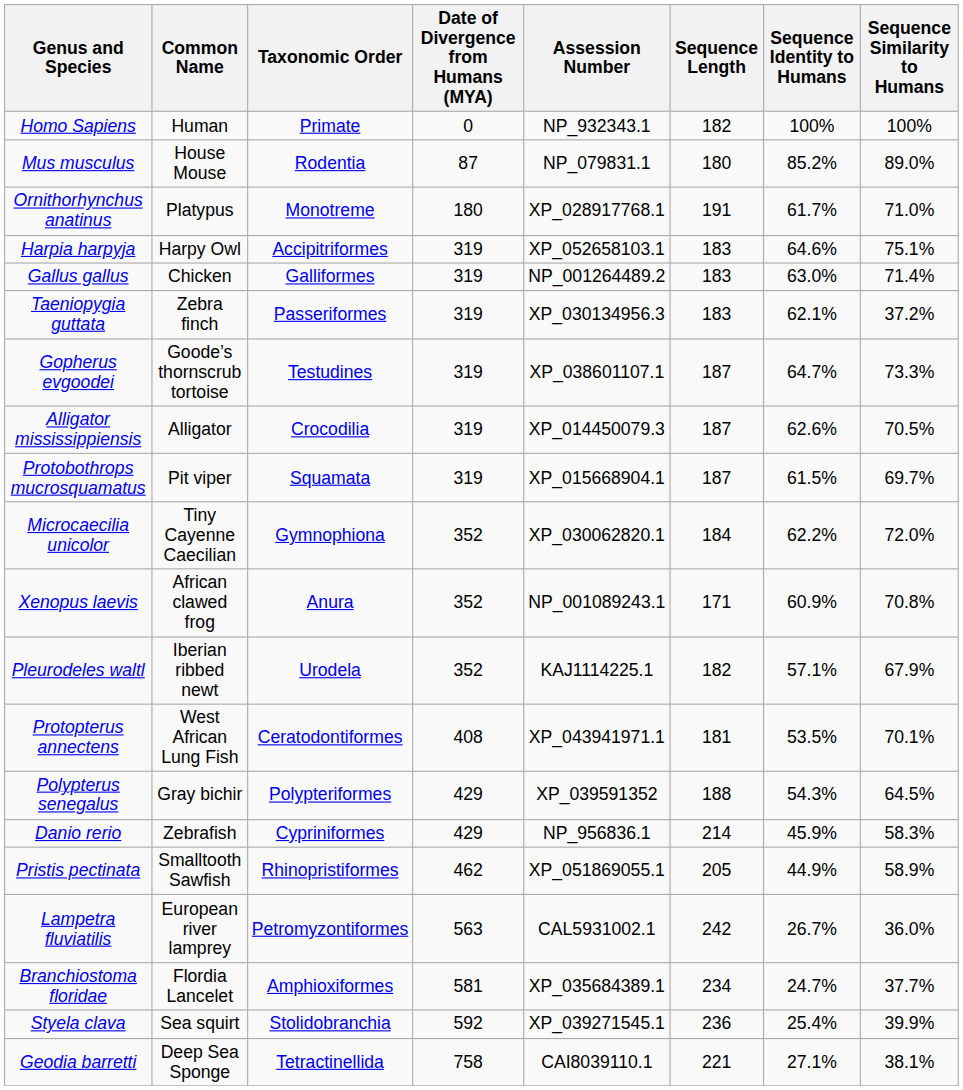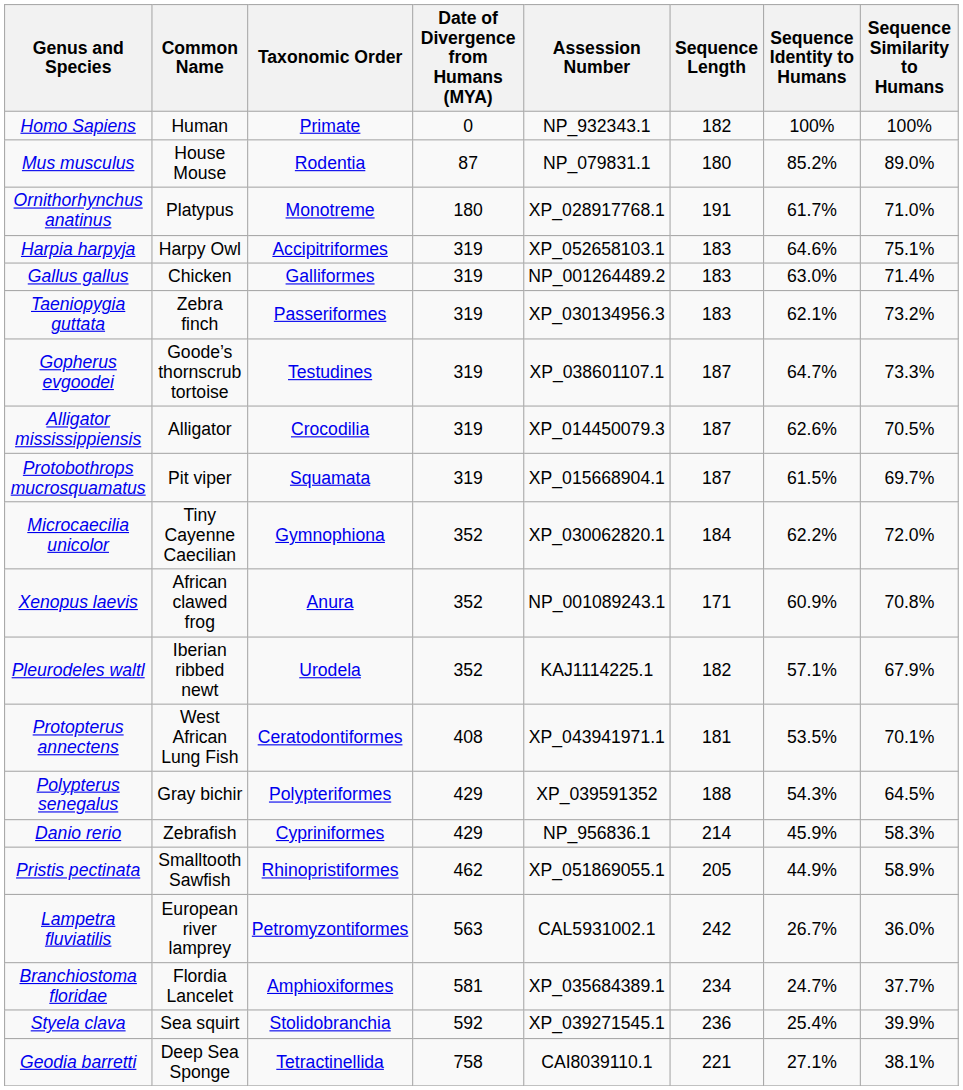(909, 314) 37.2% -> (909, 314) 73.2%
